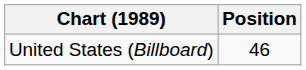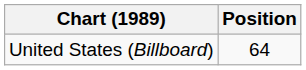(260, 49) 46 -> (260, 49) 64
